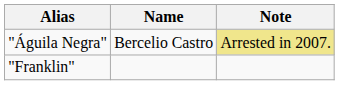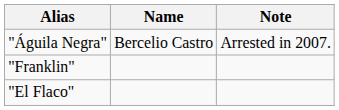(276, 42) khaki background -> (276, 42) no background
+ row: (41, 92)
